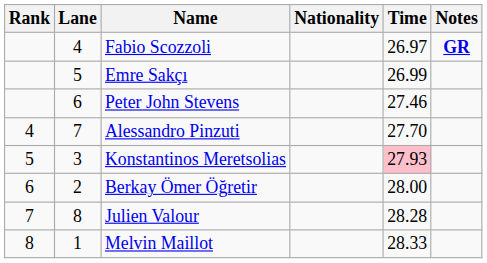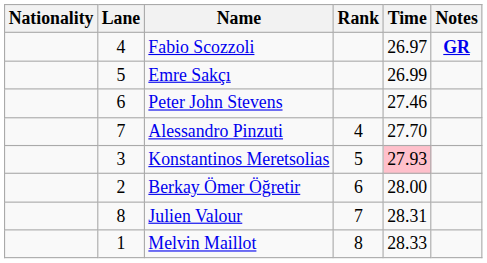columns swapped: (29, 18) <-> (337, 18)
(407, 215) 28.28 -> (407, 215) 28.31
